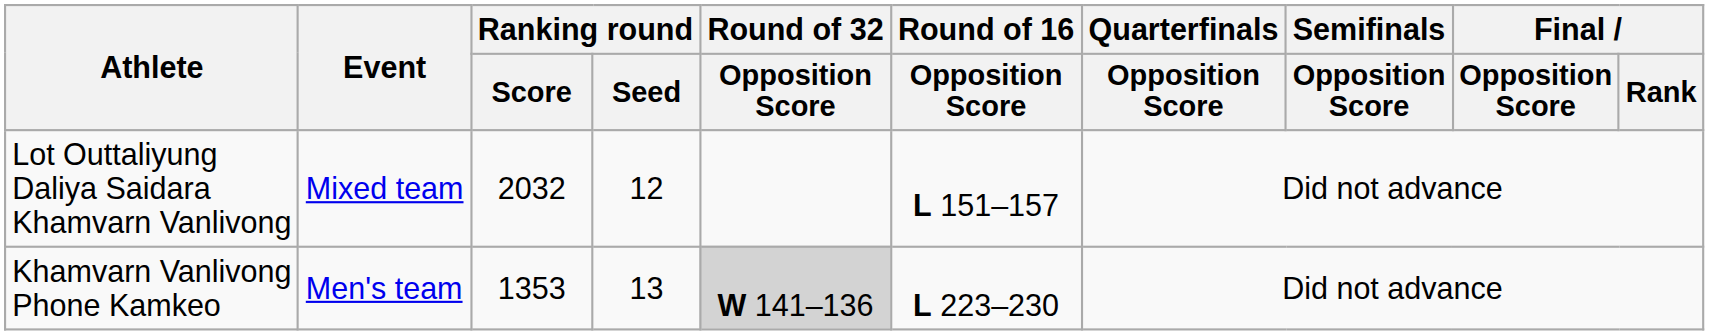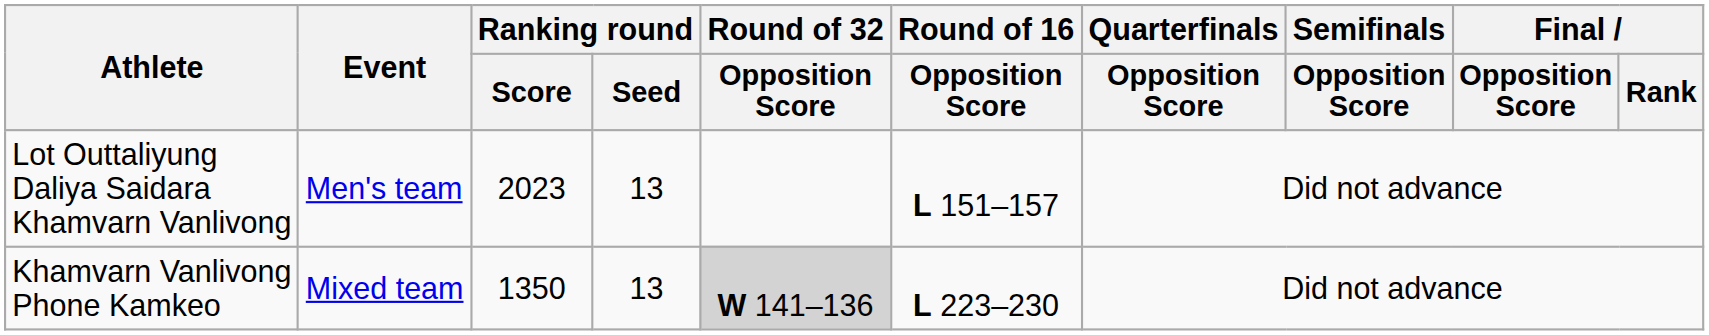(385, 189) Mixed team -> (384, 189) Men's team
(532, 189) 2032 -> (532, 189) 2023
(646, 189) 12 -> (646, 189) 13
(384, 288) Men's team -> (385, 288) Mixed team
(532, 288) 1353 -> (532, 288) 1350
